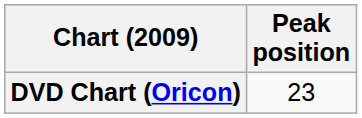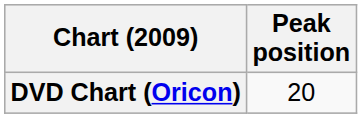(301, 92) 23 -> (301, 92) 20
